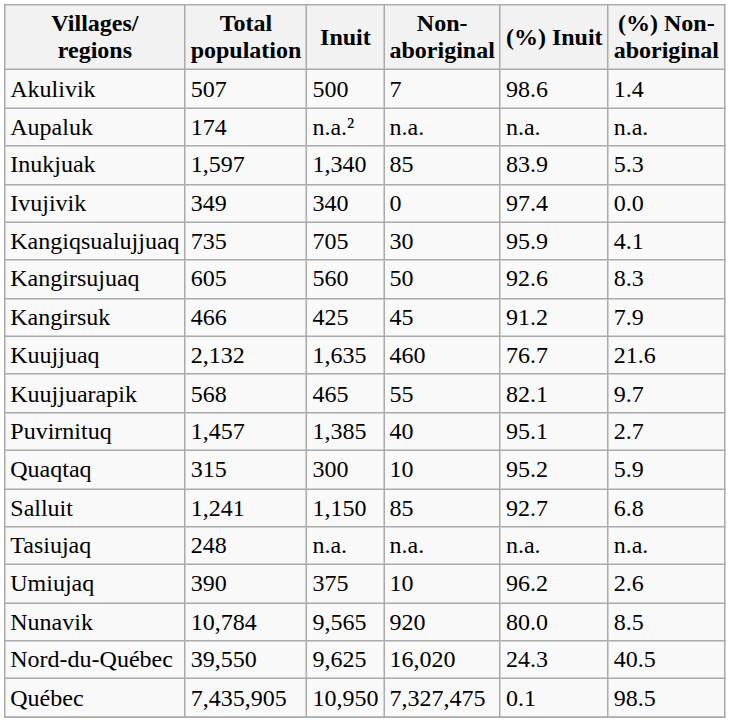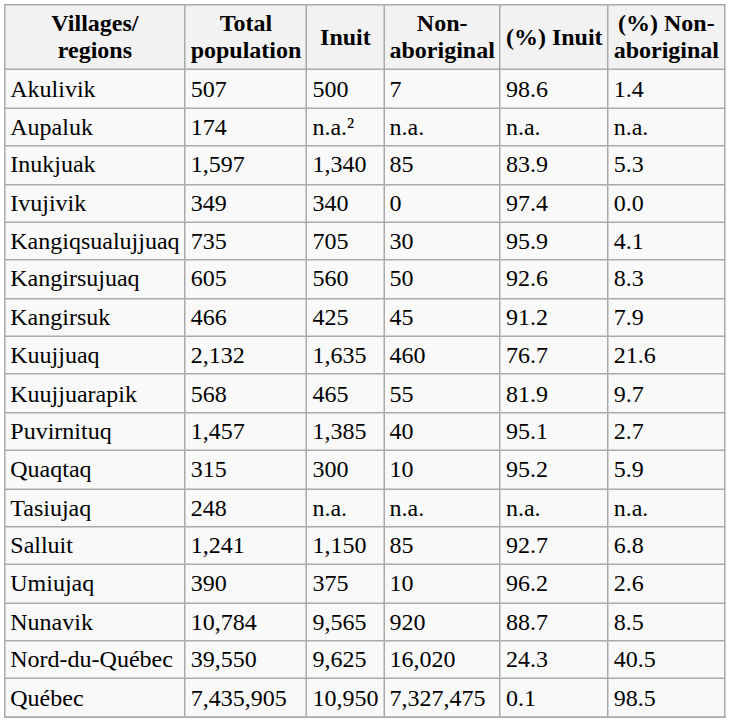(527, 393) 82.1 -> (527, 393) 81.9
rows swapped: (42, 507) <-> (51, 545)
(527, 621) 80.0 -> (527, 621) 88.7
